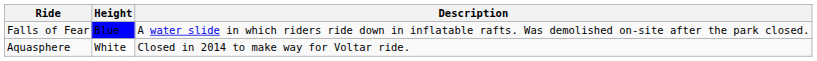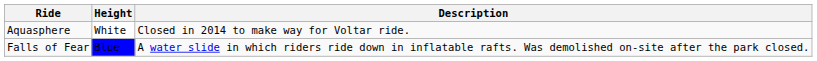rows swapped: (48, 30) <-> (39, 47)
